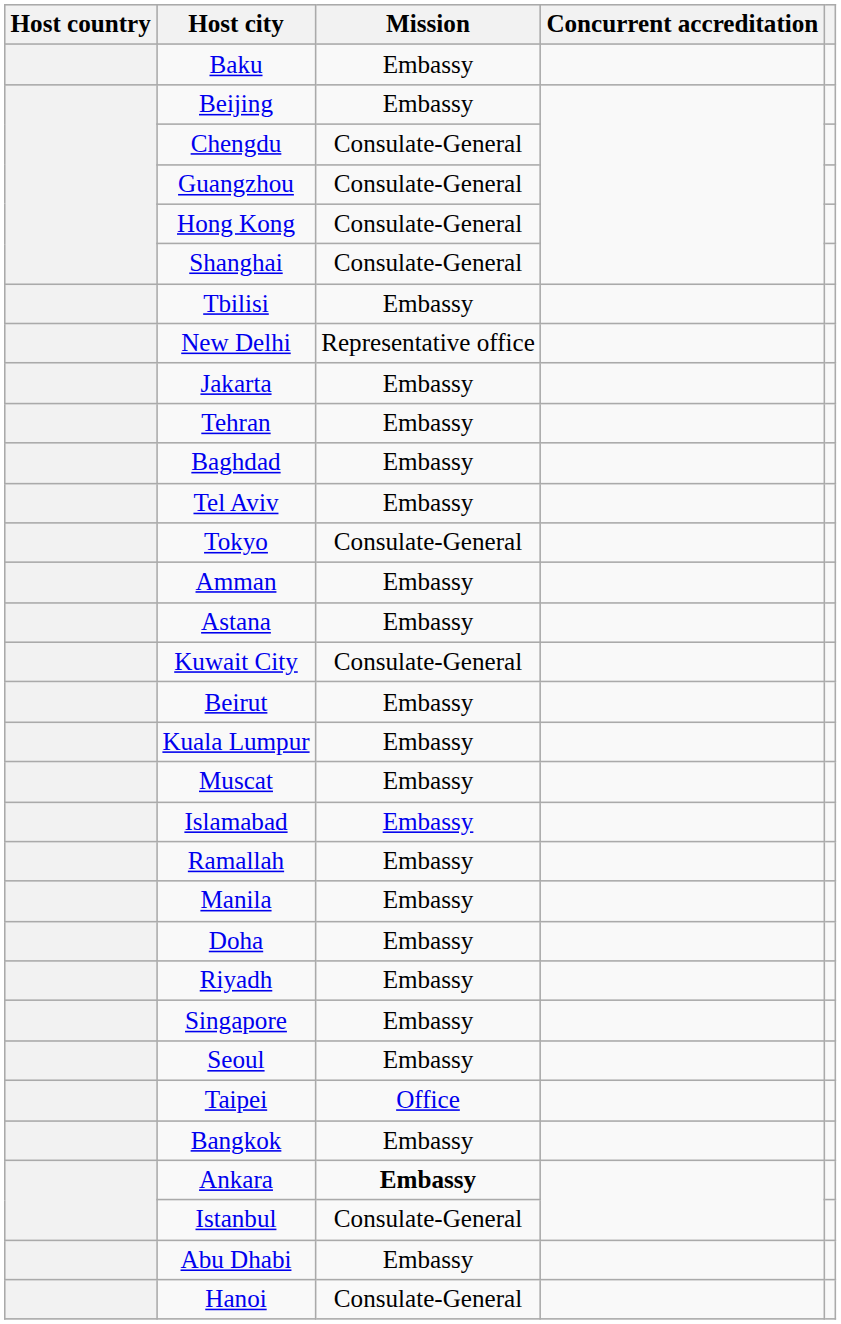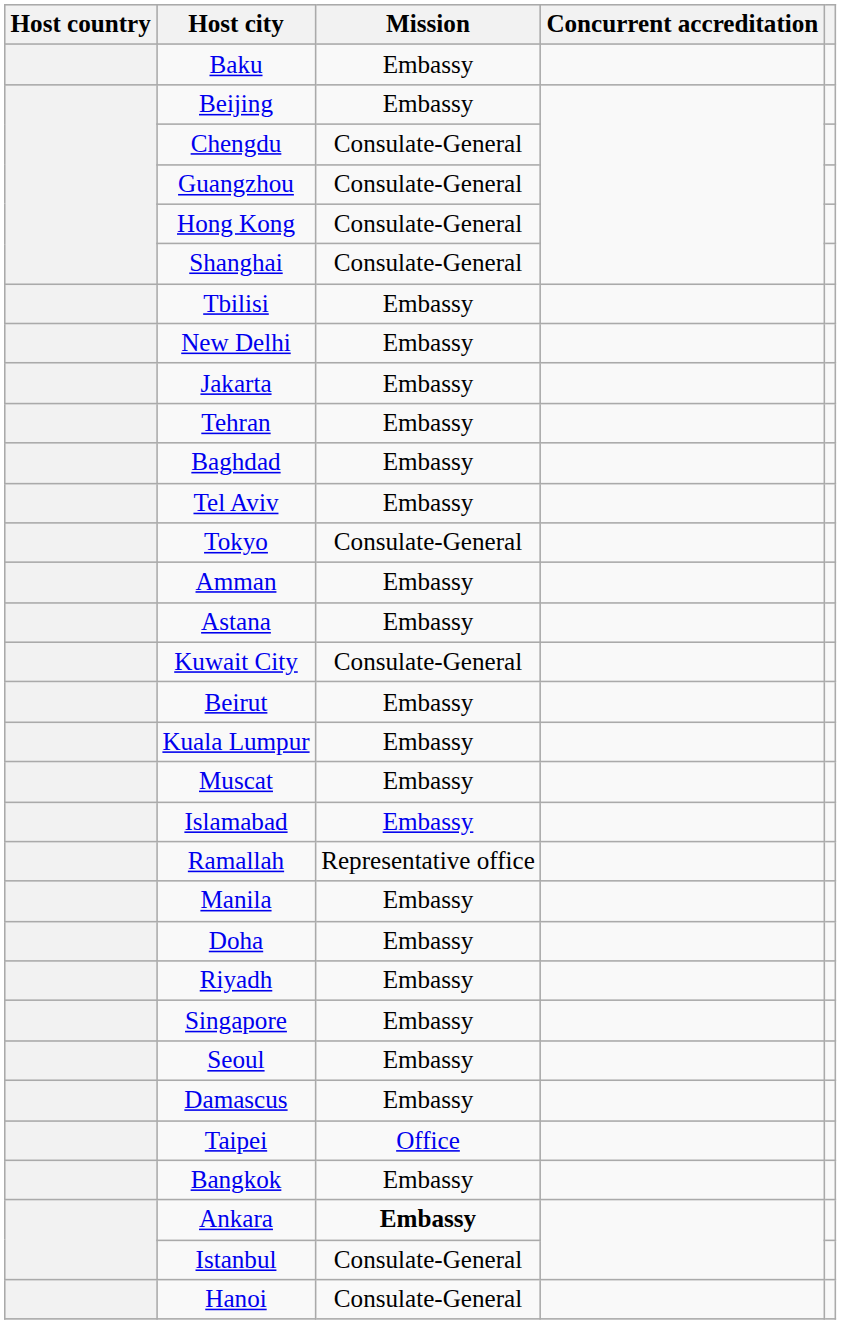(428, 343) Representative office -> (428, 343) Embassy
(428, 861) Embassy -> (428, 861) Representative office
+ row: (236, 1100)
- row: (236, 1259)
